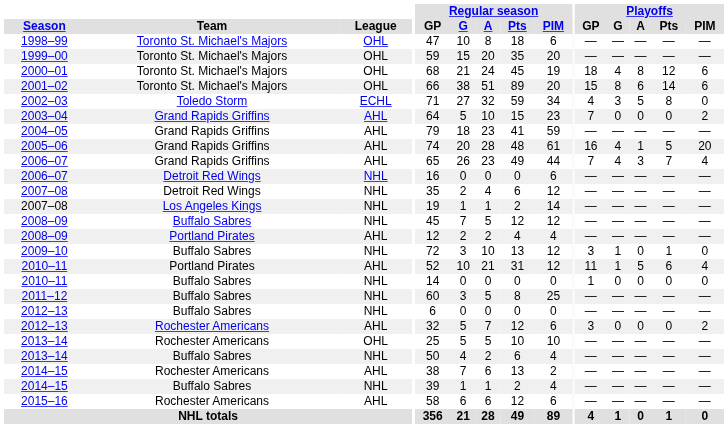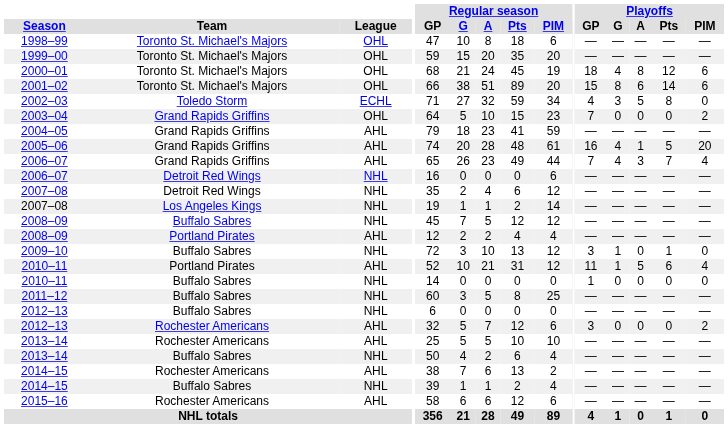(376, 116) AHL -> (376, 116) OHL
(376, 341) OHL -> (376, 341) AHL
